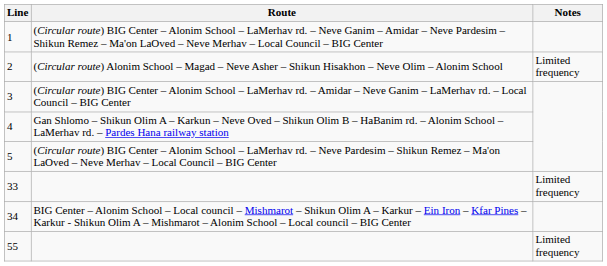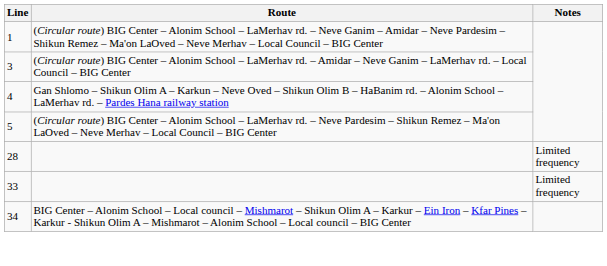- row: (10, 66)
+ row: (12, 156)
- row: (12, 246)
